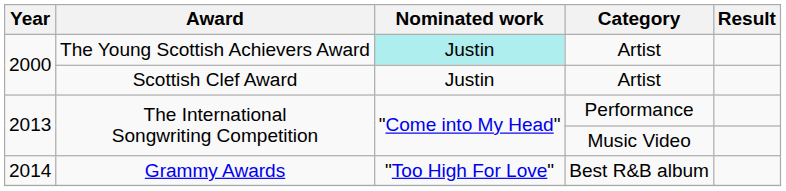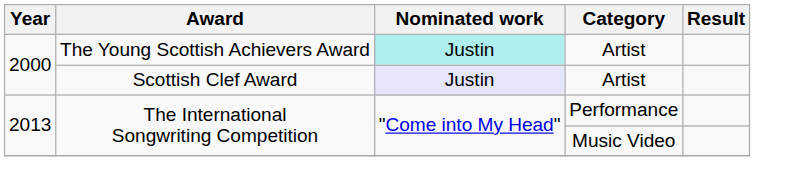(470, 79) no background -> (470, 79) lavender background
- row: (215, 170)
